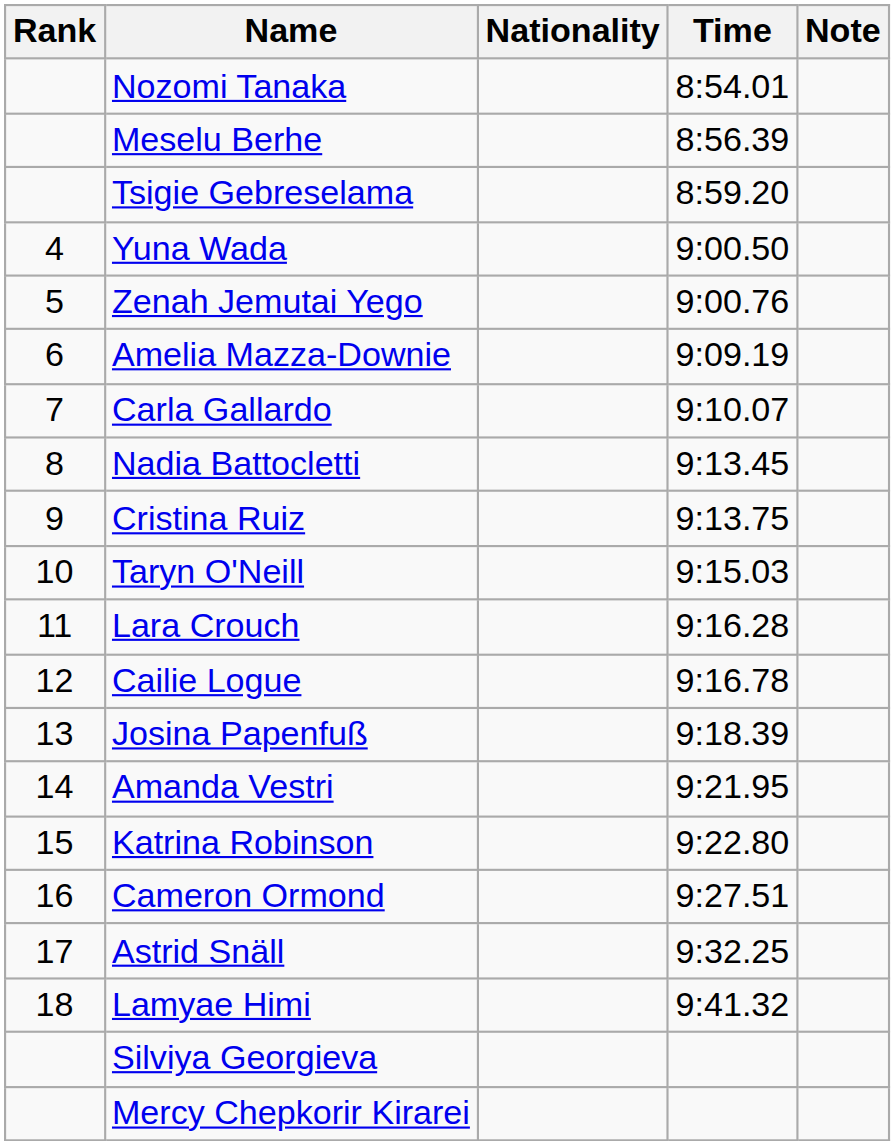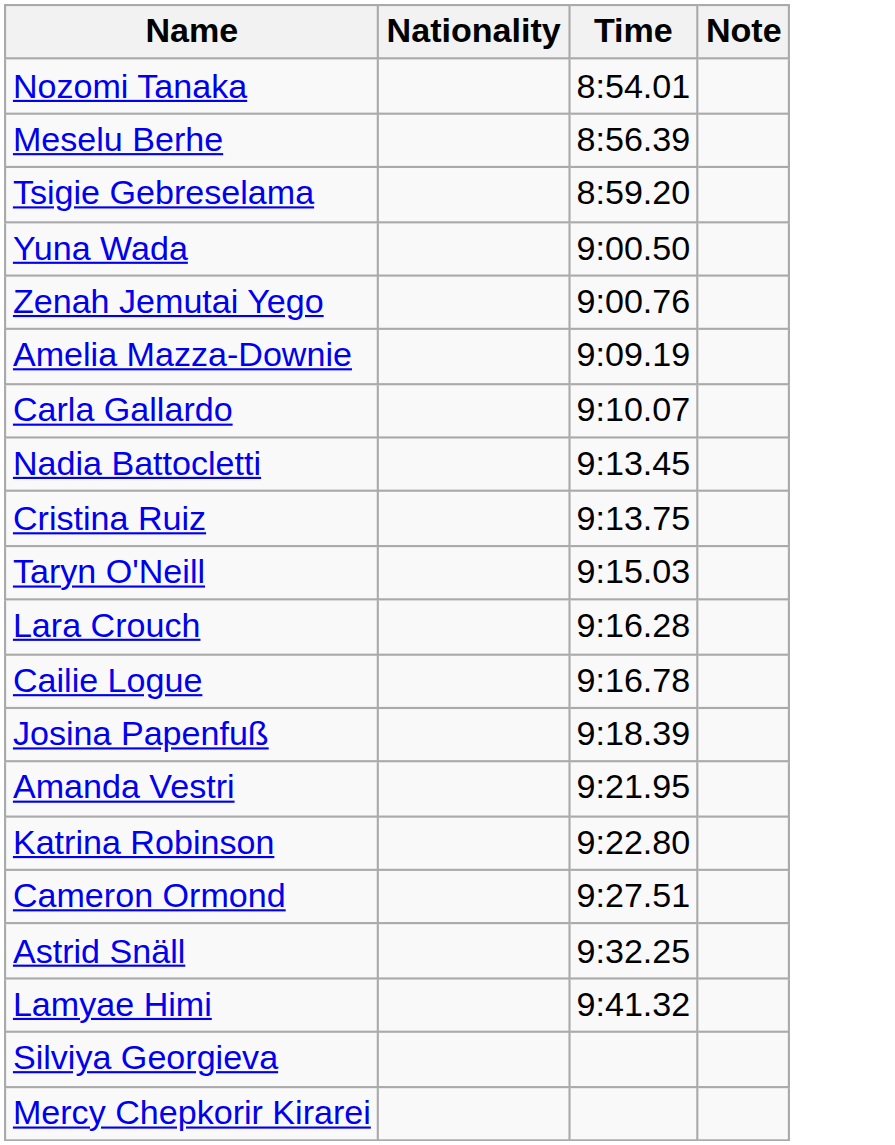- column: (55, 31)
